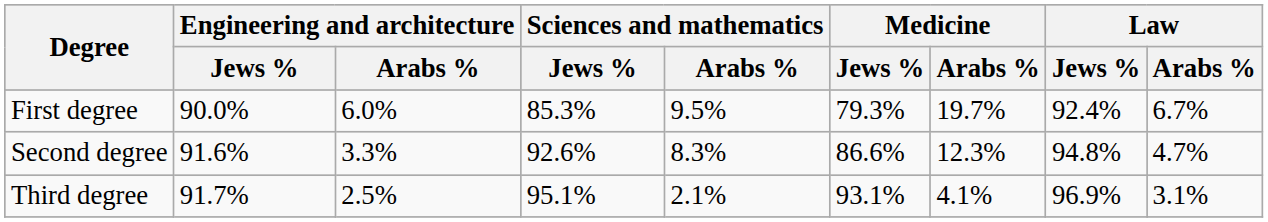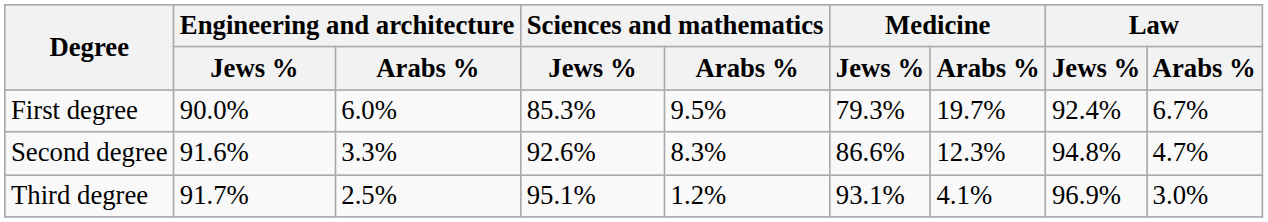(698, 195) 2.1% -> (698, 195) 1.2%
(1180, 195) 3.1% -> (1180, 195) 3.0%
